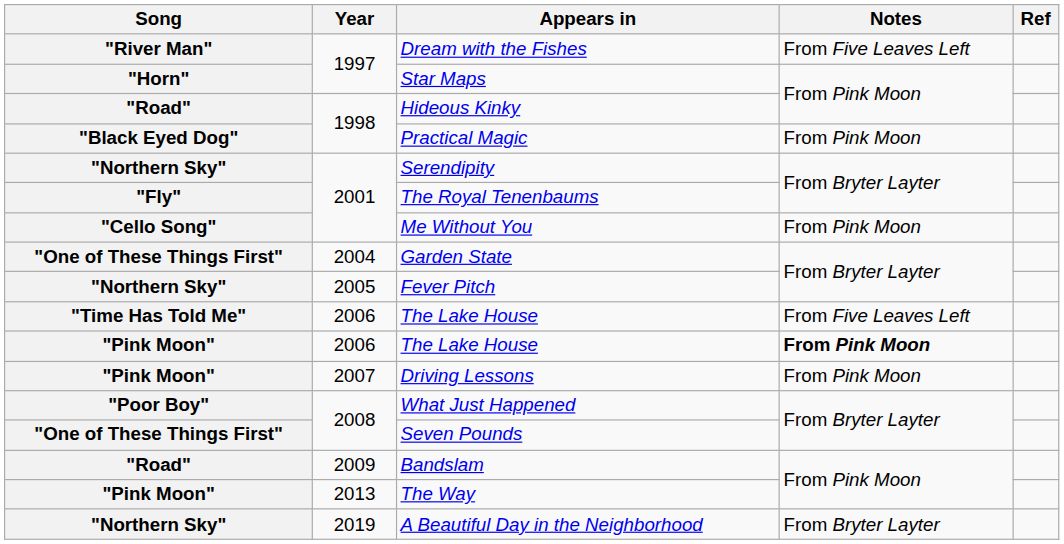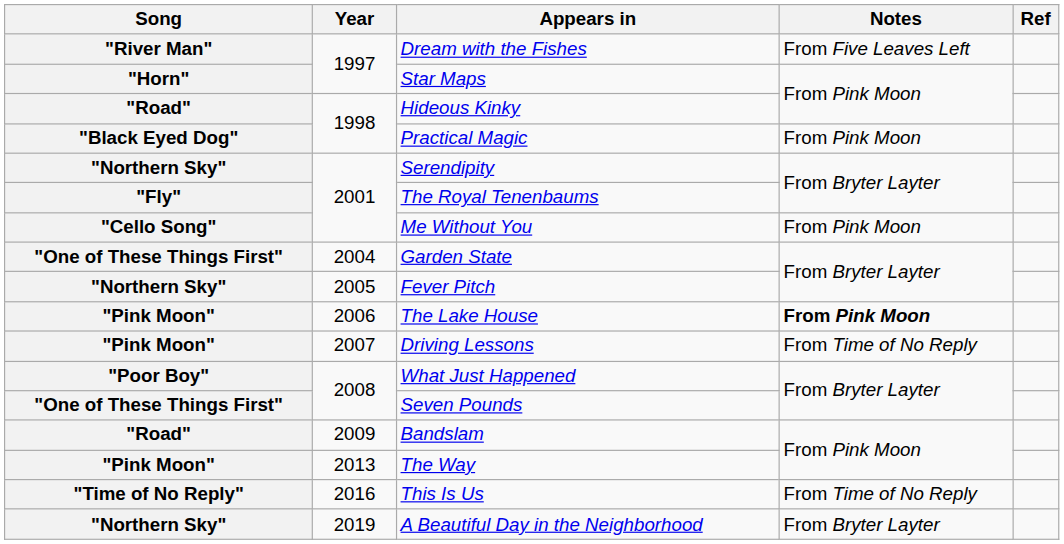- row: (159, 316)
(852, 375) From Pink Moon -> (880, 345) From Time of No Reply
+ row: (159, 494)
